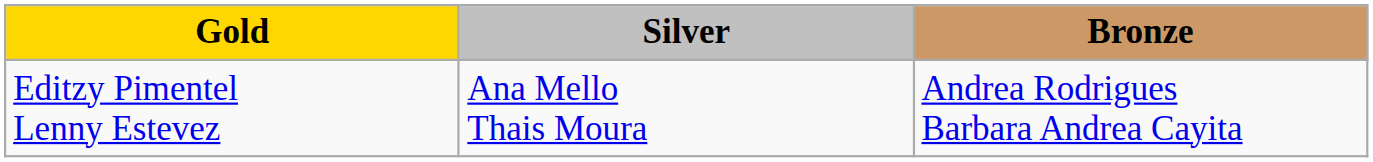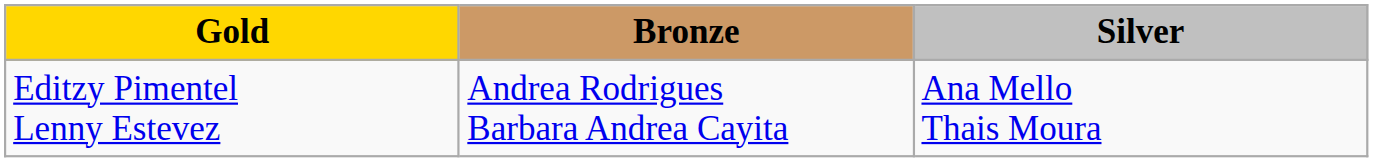columns swapped: (686, 32) <-> (1140, 32)
